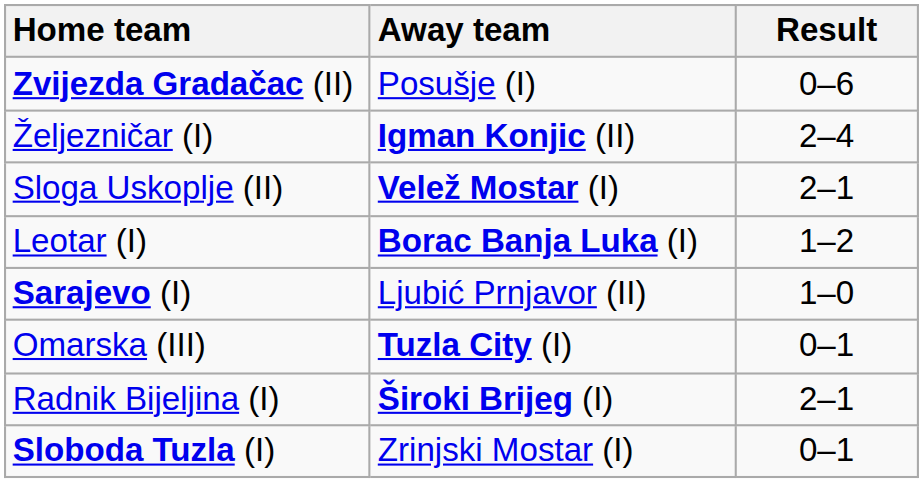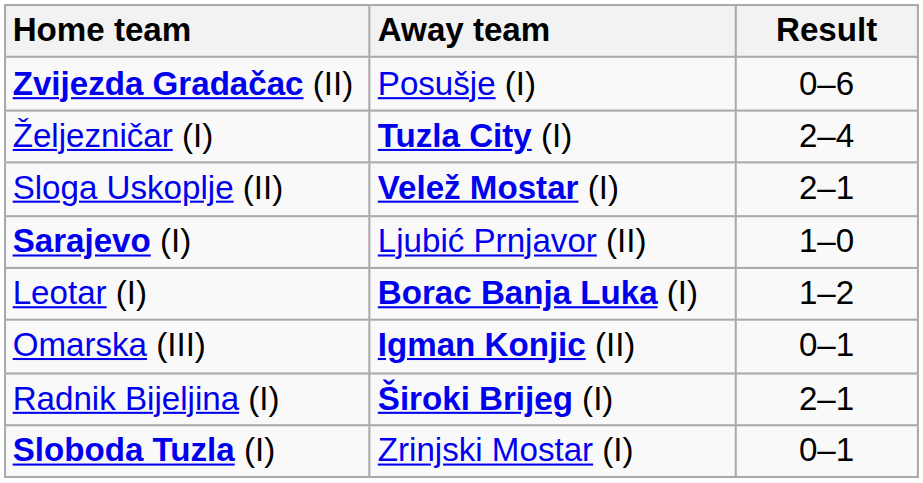(507, 135) Igman Konjic (II) -> (475, 135) Tuzla City (I)
rows swapped: (102, 293) <-> (80, 240)
(475, 345) Tuzla City (I) -> (507, 345) Igman Konjic (II)
